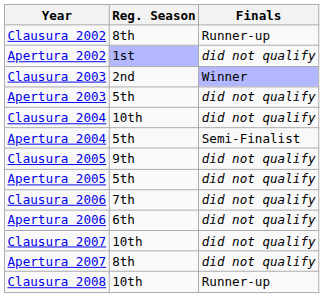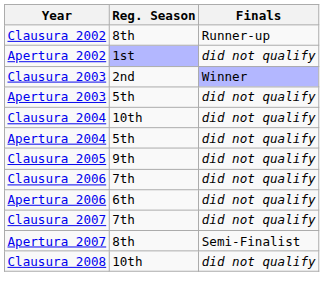(251, 138) Semi-Finalist -> (259, 138) did not qualify
- row: (57, 179)
(127, 241) 10th -> (124, 220) 7th
(259, 261) did not qualify -> (251, 241) Semi-Finalist
(236, 282) Runner-up -> (259, 261) did not qualify
